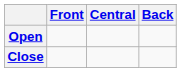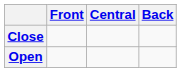rows swapped: (26, 57) <-> (26, 36)
